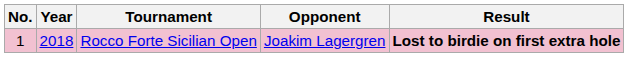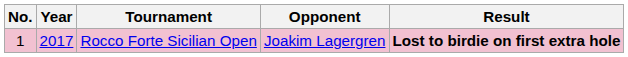(56, 41) 2018 -> (56, 41) 2017
